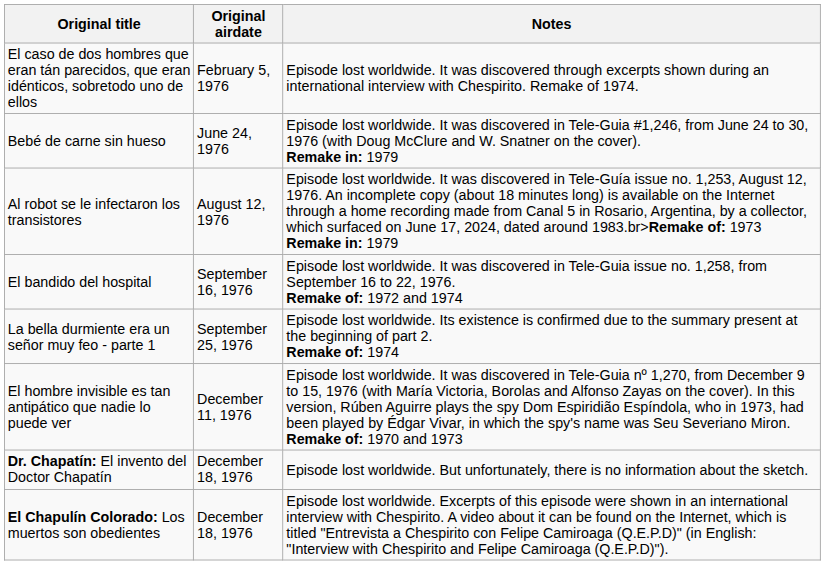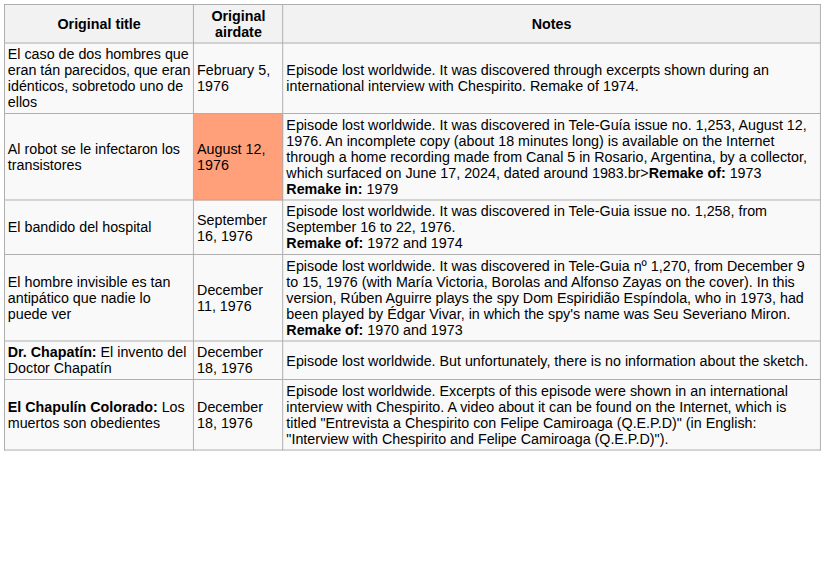- row: (87, 141)
(231, 212) no background -> (231, 157) lightsalmon background
- row: (89, 337)
